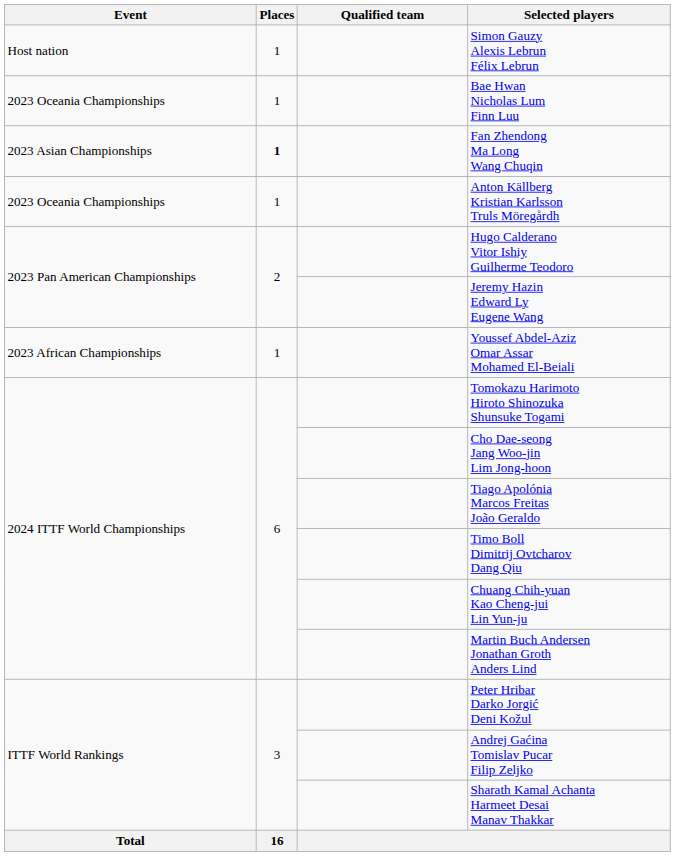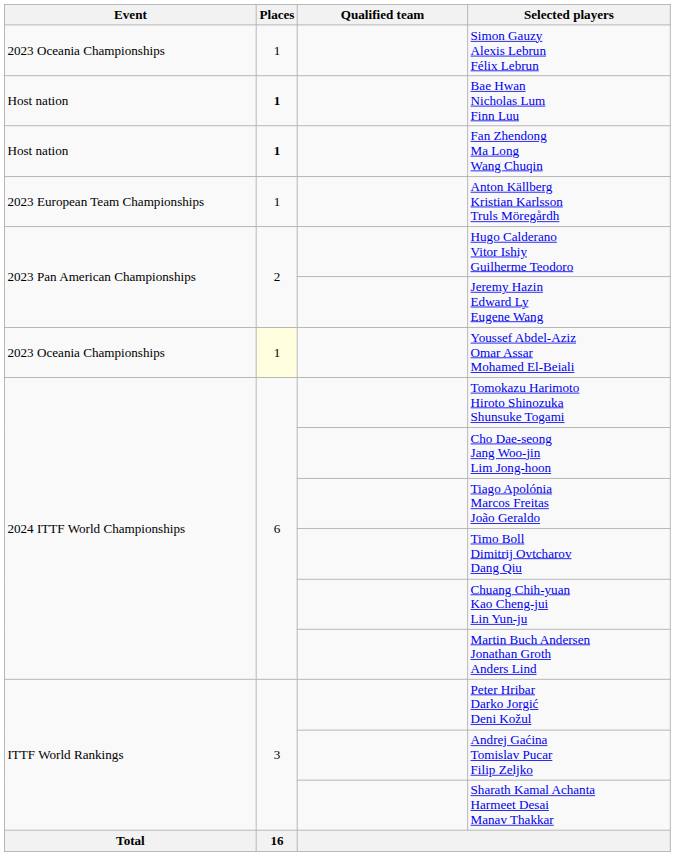(38, 50) Host nation -> (86, 50) 2023 Oceania Championships
(86, 100) 2023 Oceania Championships -> (38, 100) Host nation
(277, 100) normal -> (277, 100) bold
(80, 151) 2023 Asian Championships -> (38, 151) Host nation
(86, 201) 2023 Oceania Championships -> (106, 201) 2023 European Team Championships
(84, 352) 2023 African Championships -> (86, 352) 2023 Oceania Championships
(277, 352) no background -> (277, 352) lightyellow background
